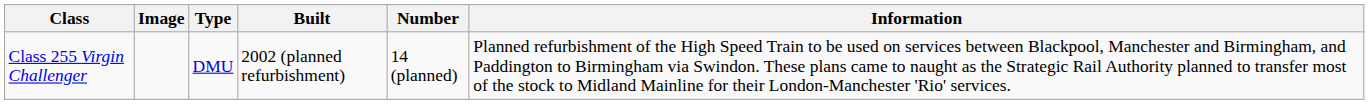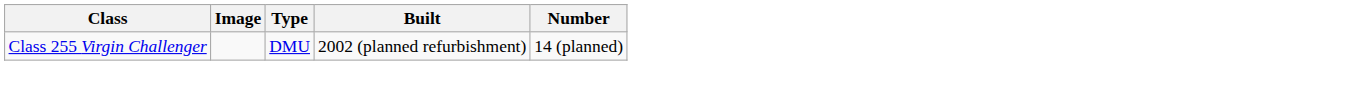- column: (917, 18)
